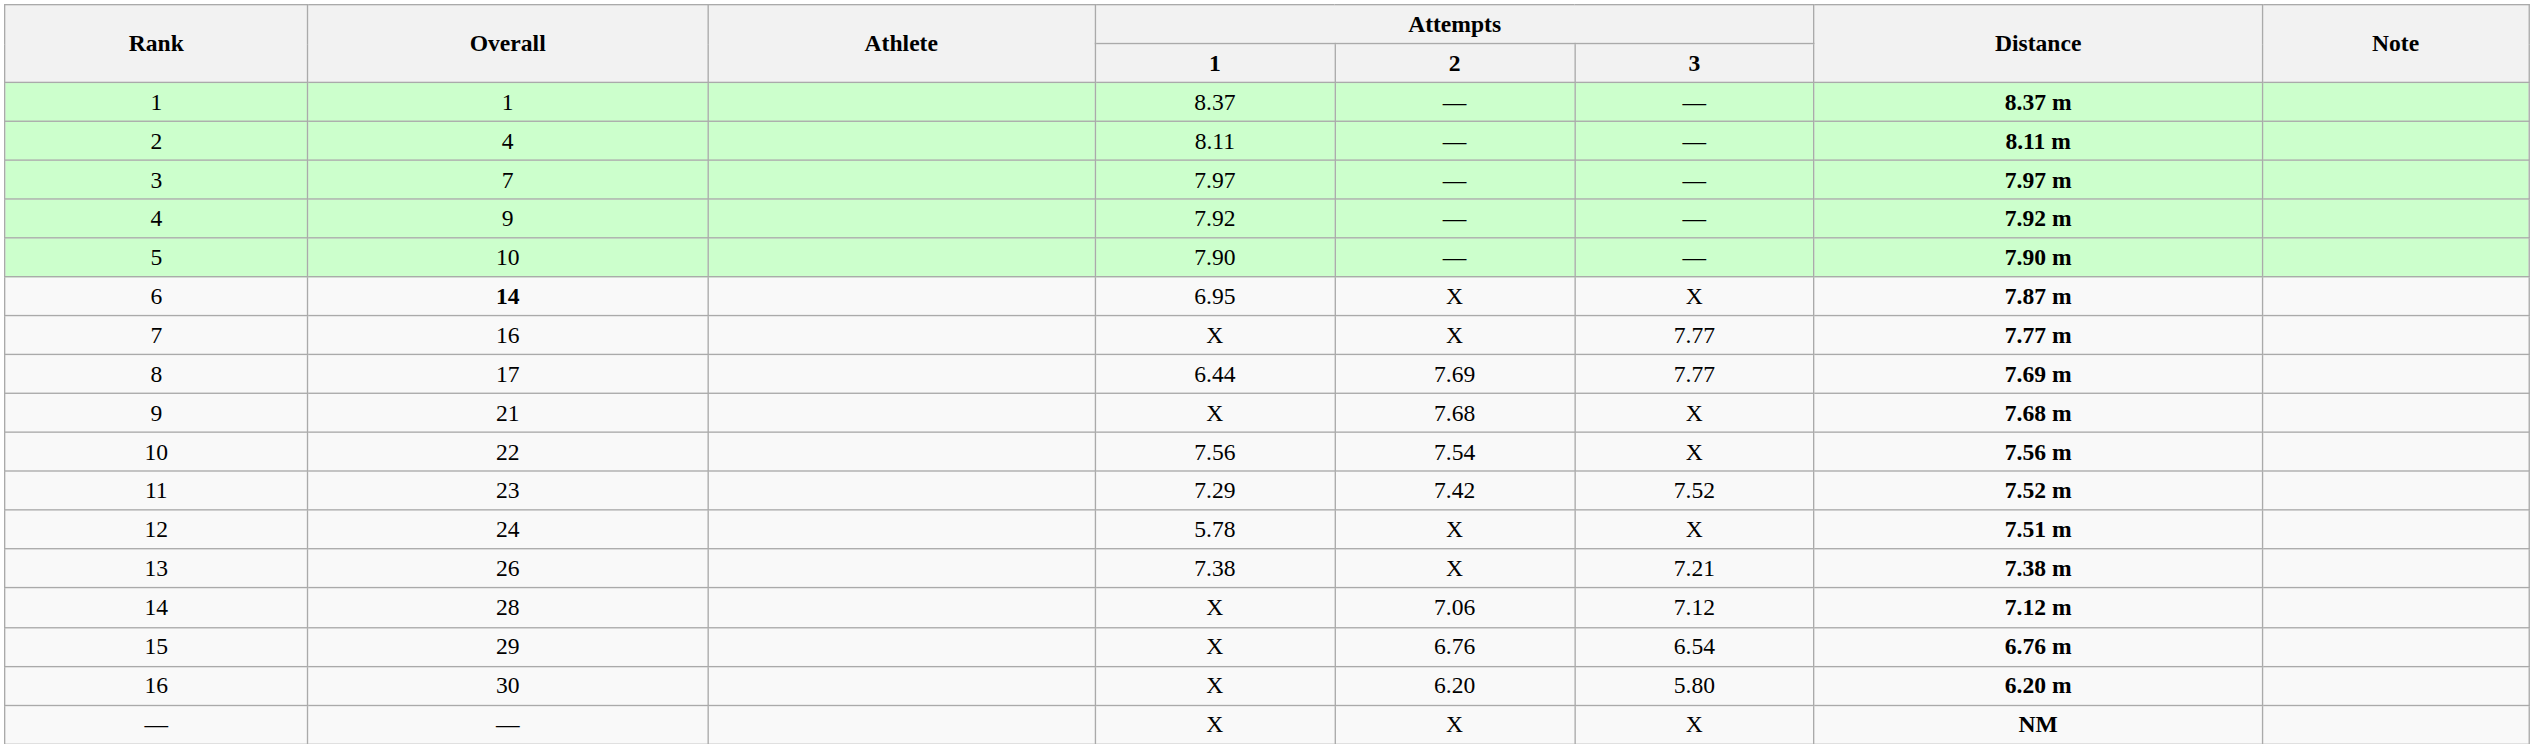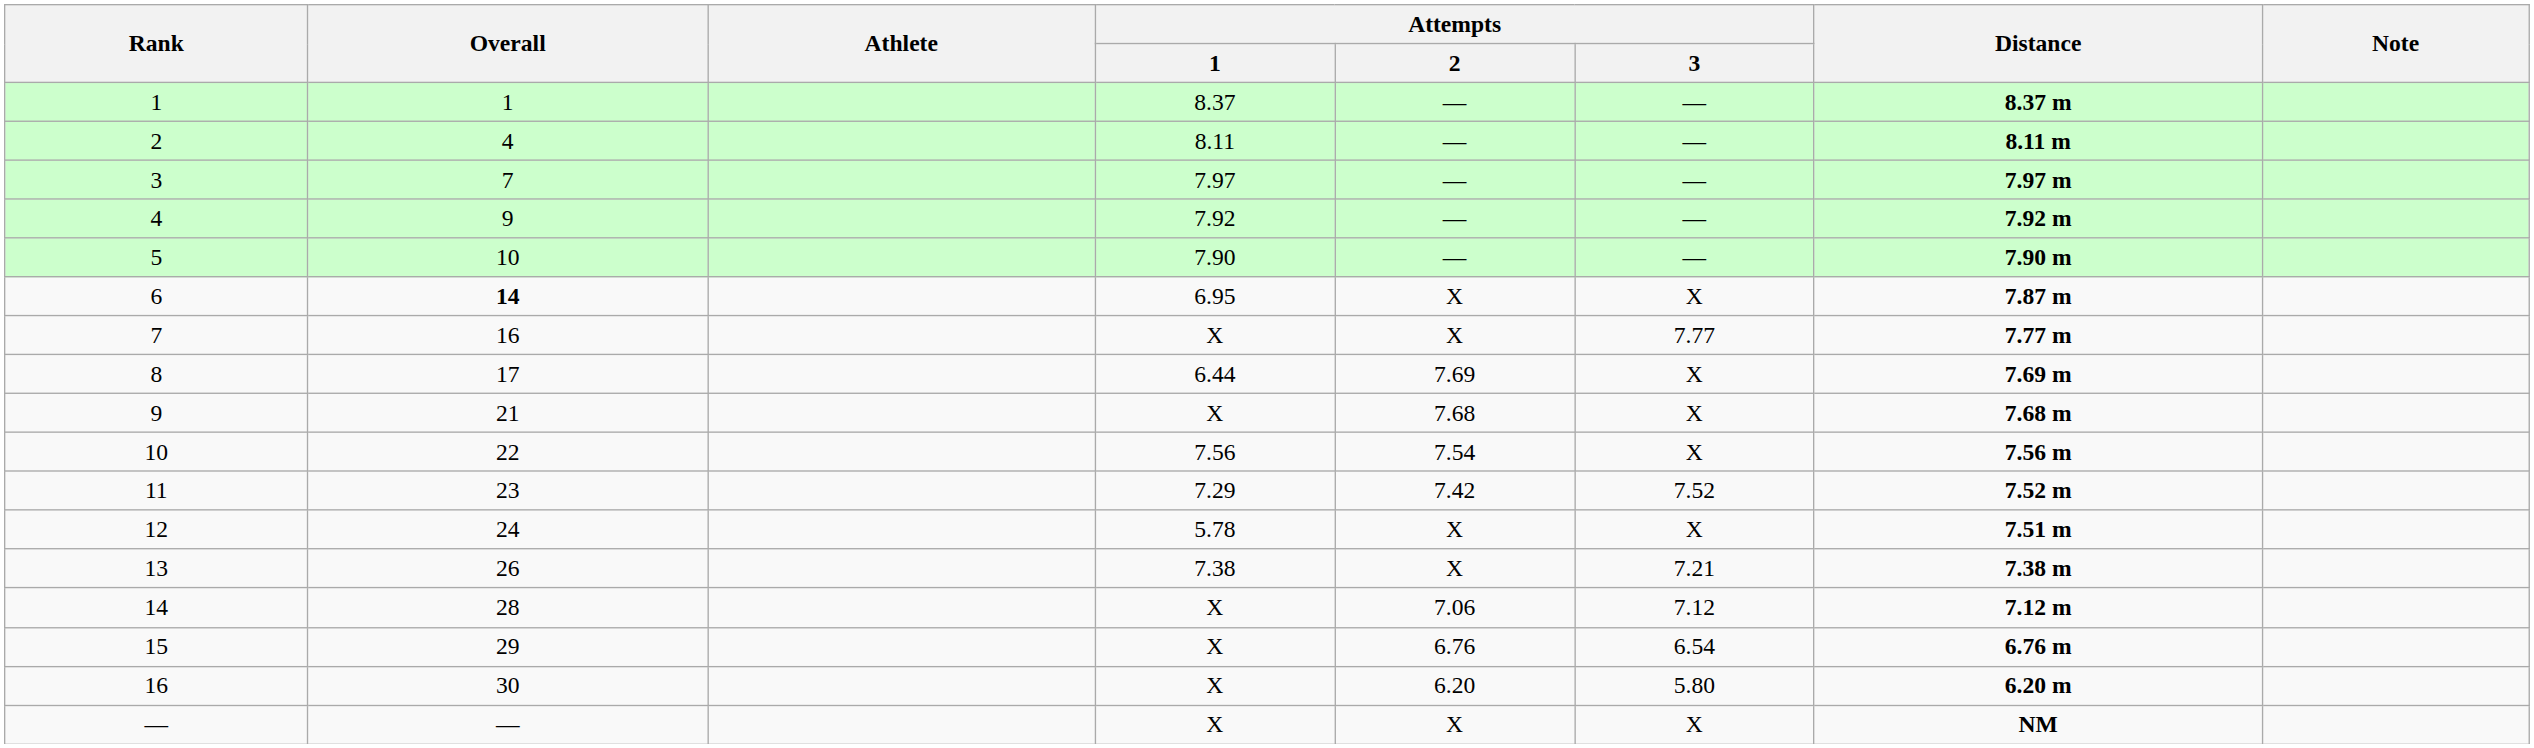(1694, 373) 7.77 -> (1694, 373) X
